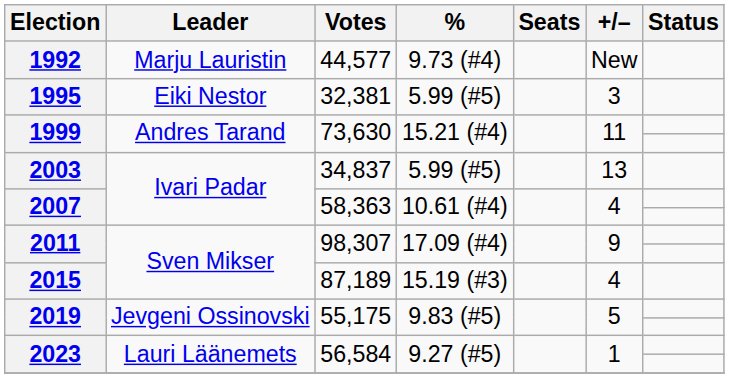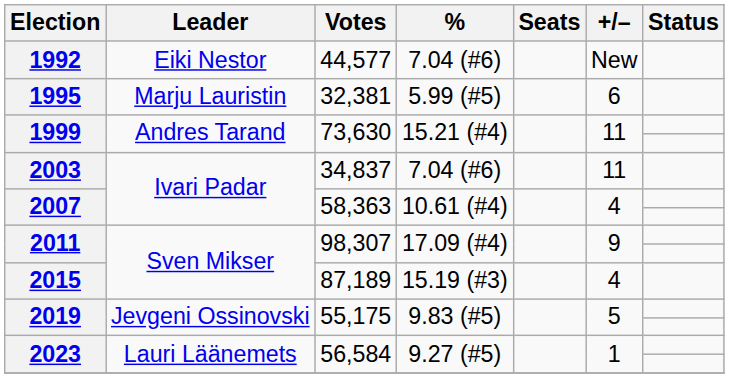(210, 59) Marju Lauristin -> (210, 59) Eiki Nestor
(455, 59) 9.73 (#4) -> (455, 59) 7.04 (#6)
(210, 96) Eiki Nestor -> (210, 96) Marju Lauristin
(614, 96) 3 -> (614, 96) 6
(455, 170) 5.99 (#5) -> (455, 170) 7.04 (#6)
(614, 170) 13 -> (614, 170) 11
